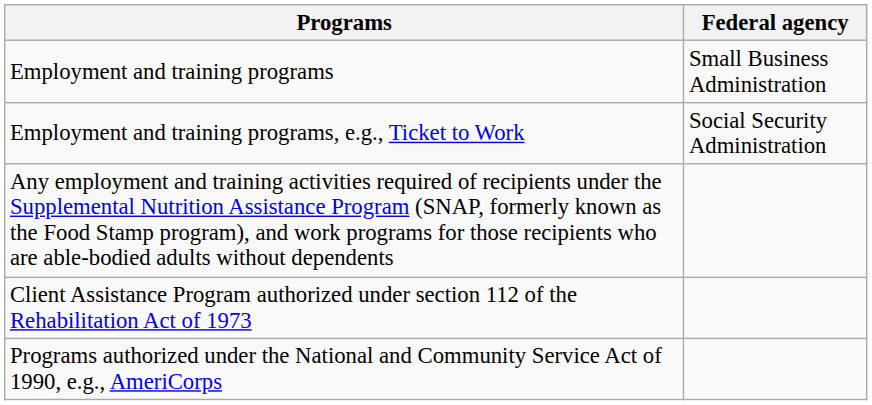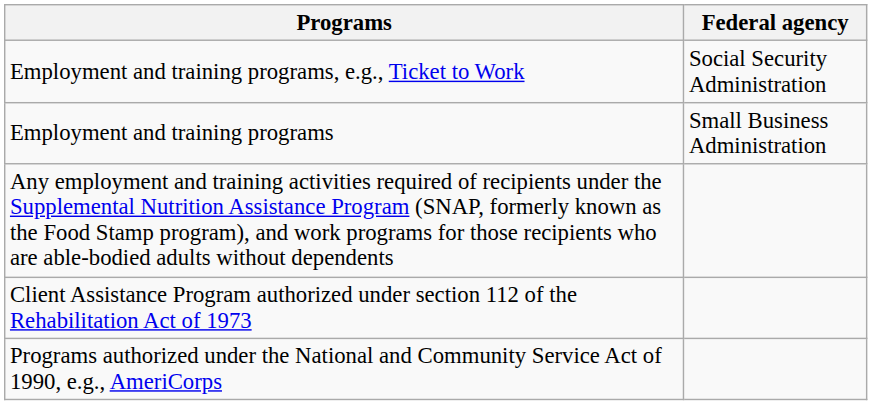rows swapped: (267, 132) <-> (172, 71)
